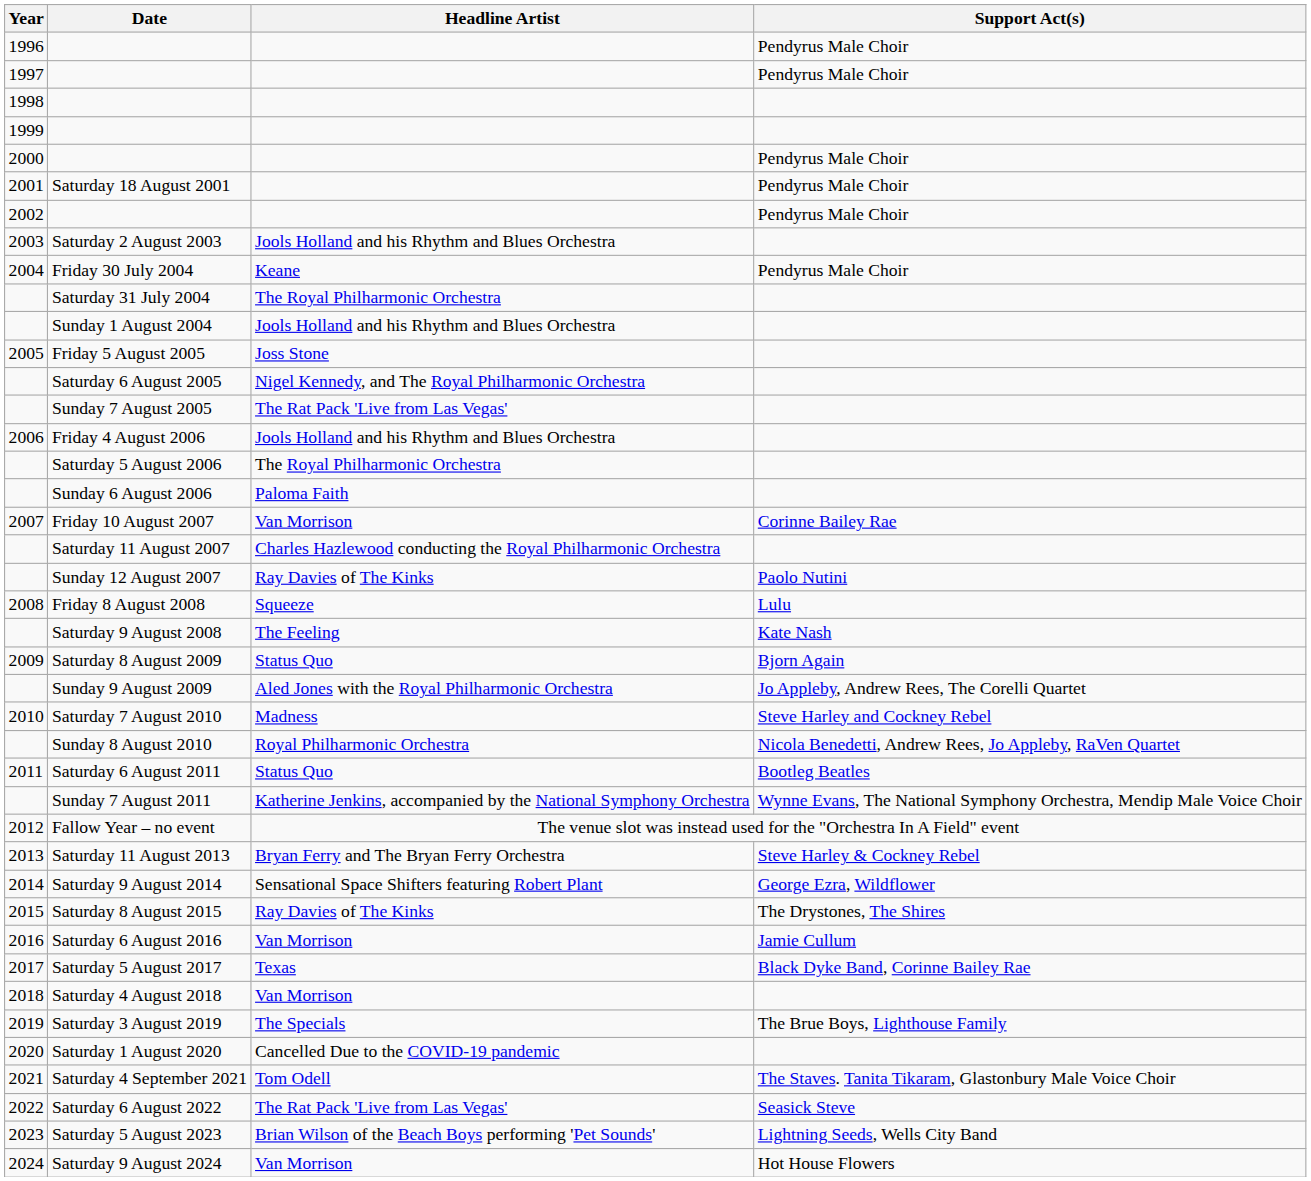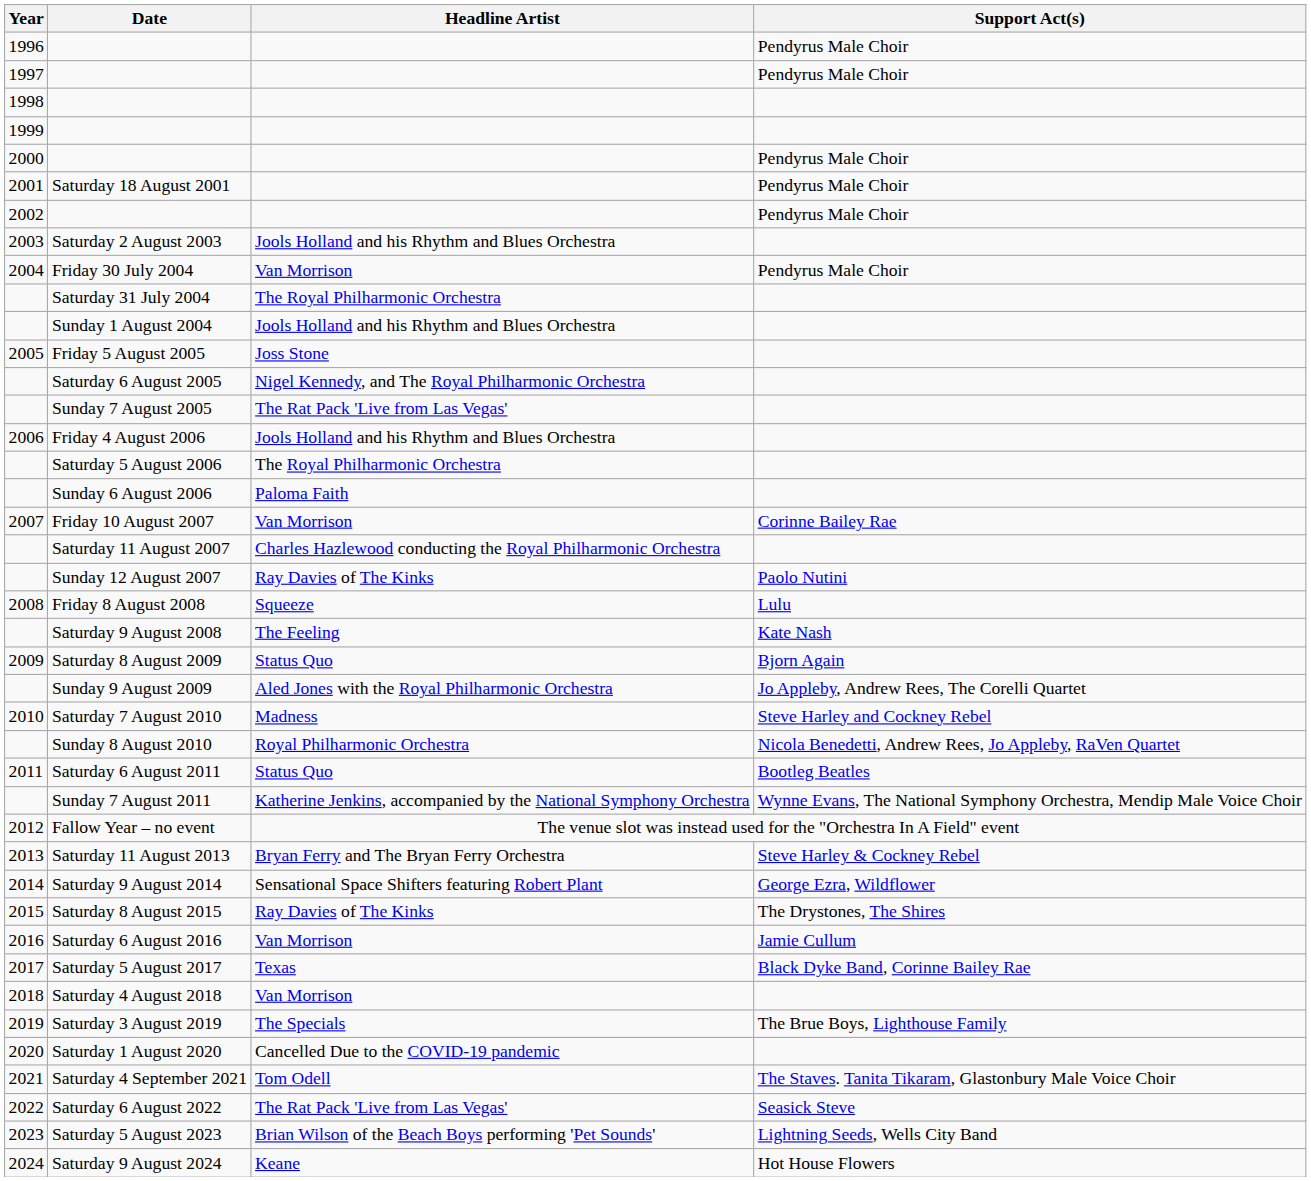(278, 269) Keane -> (304, 269) Van Morrison
(304, 1162) Van Morrison -> (278, 1162) Keane
